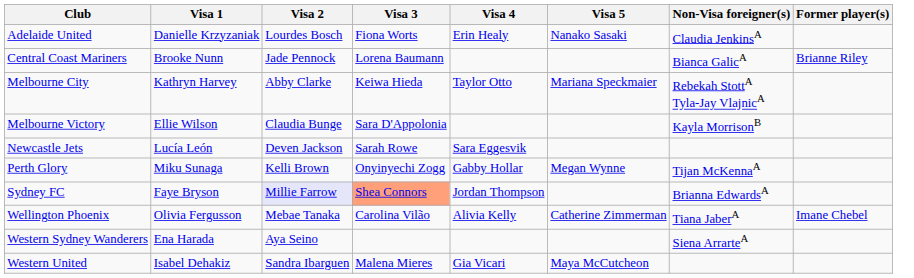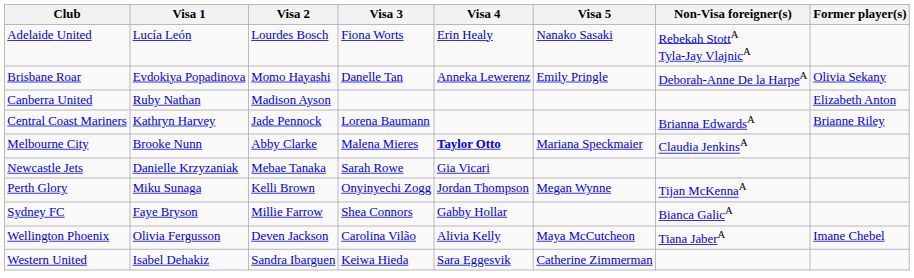(207, 34) Danielle Krzyzaniak -> (162, 34) Lucía León
(717, 36) Claudia JenkinsA -> (705, 45) Rebekah StottA Tyla-Jay VlajnicA
+ row: (44, 76)
+ row: (50, 100)
(189, 58) Brooke Nunn -> (174, 120) Kathryn Harvey
(710, 60) Bianca GalicA -> (707, 122) Brianna EdwardsA
(195, 82) Kathryn Harvey -> (167, 144) Brooke Nunn
(389, 82) Keiwa Hieda -> (380, 144) Malena Mieres
(482, 82) normal -> (469, 144) bold
(719, 93) Rebekah StottA Tyla-Jay VlajnicA -> (703, 146) Claudia JenkinsA
- row: (56, 124)
(183, 147) Lucía León -> (185, 168) Danielle Krzyzaniak
(304, 147) Deven Jackson -> (289, 168) Mebae Tanaka
(489, 147) Sara Eggesvik -> (463, 168) Gia Vicari
(488, 168) Gabby Hollar -> (483, 188) Jordan Thompson
(301, 191) lavender background -> (287, 212) no background
(391, 191) lightsalmon background -> (377, 212) no background
(499, 191) Jordan Thompson -> (472, 212) Gabby Hollar
(721, 193) Brianna EdwardsA -> (696, 213) Bianca GalicA
(303, 215) Mebae Tanaka -> (290, 235) Deven Jackson
(608, 215) Catherine Zimmerman -> (586, 235) Maya McCutcheon
- row: (78, 239)
(394, 263) Malena Mieres -> (375, 259) Keiwa Hieda
(479, 263) Gia Vicari -> (474, 259) Sara Eggesvik
(600, 263) Maya McCutcheon -> (594, 259) Catherine Zimmerman
